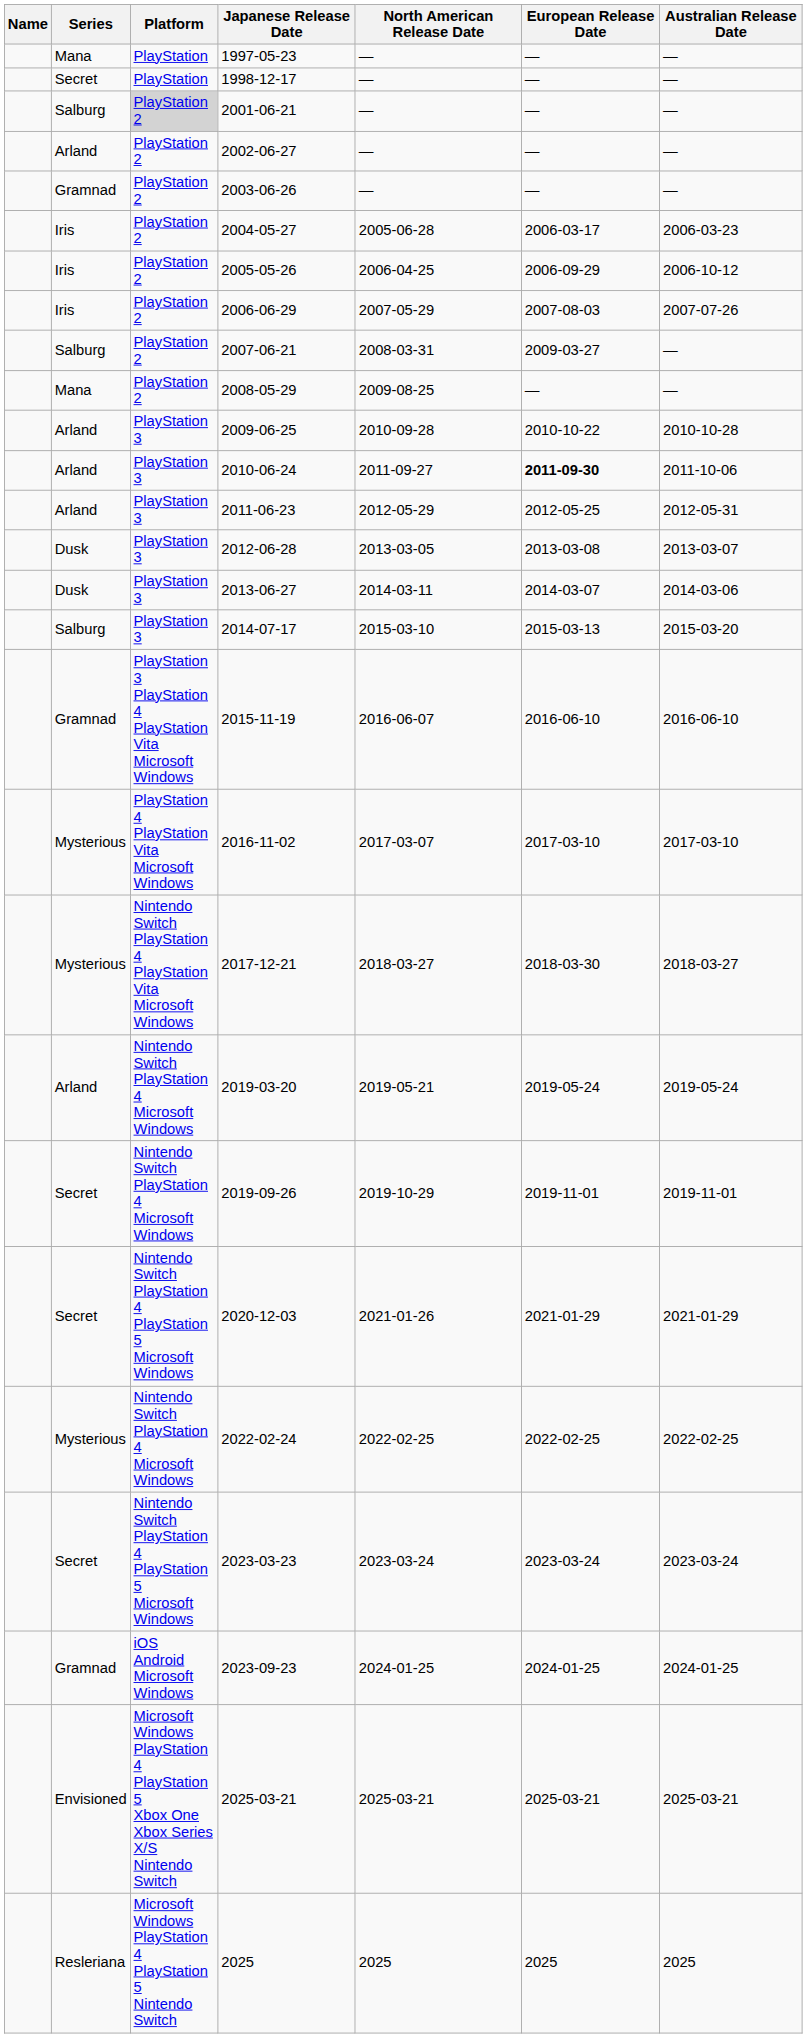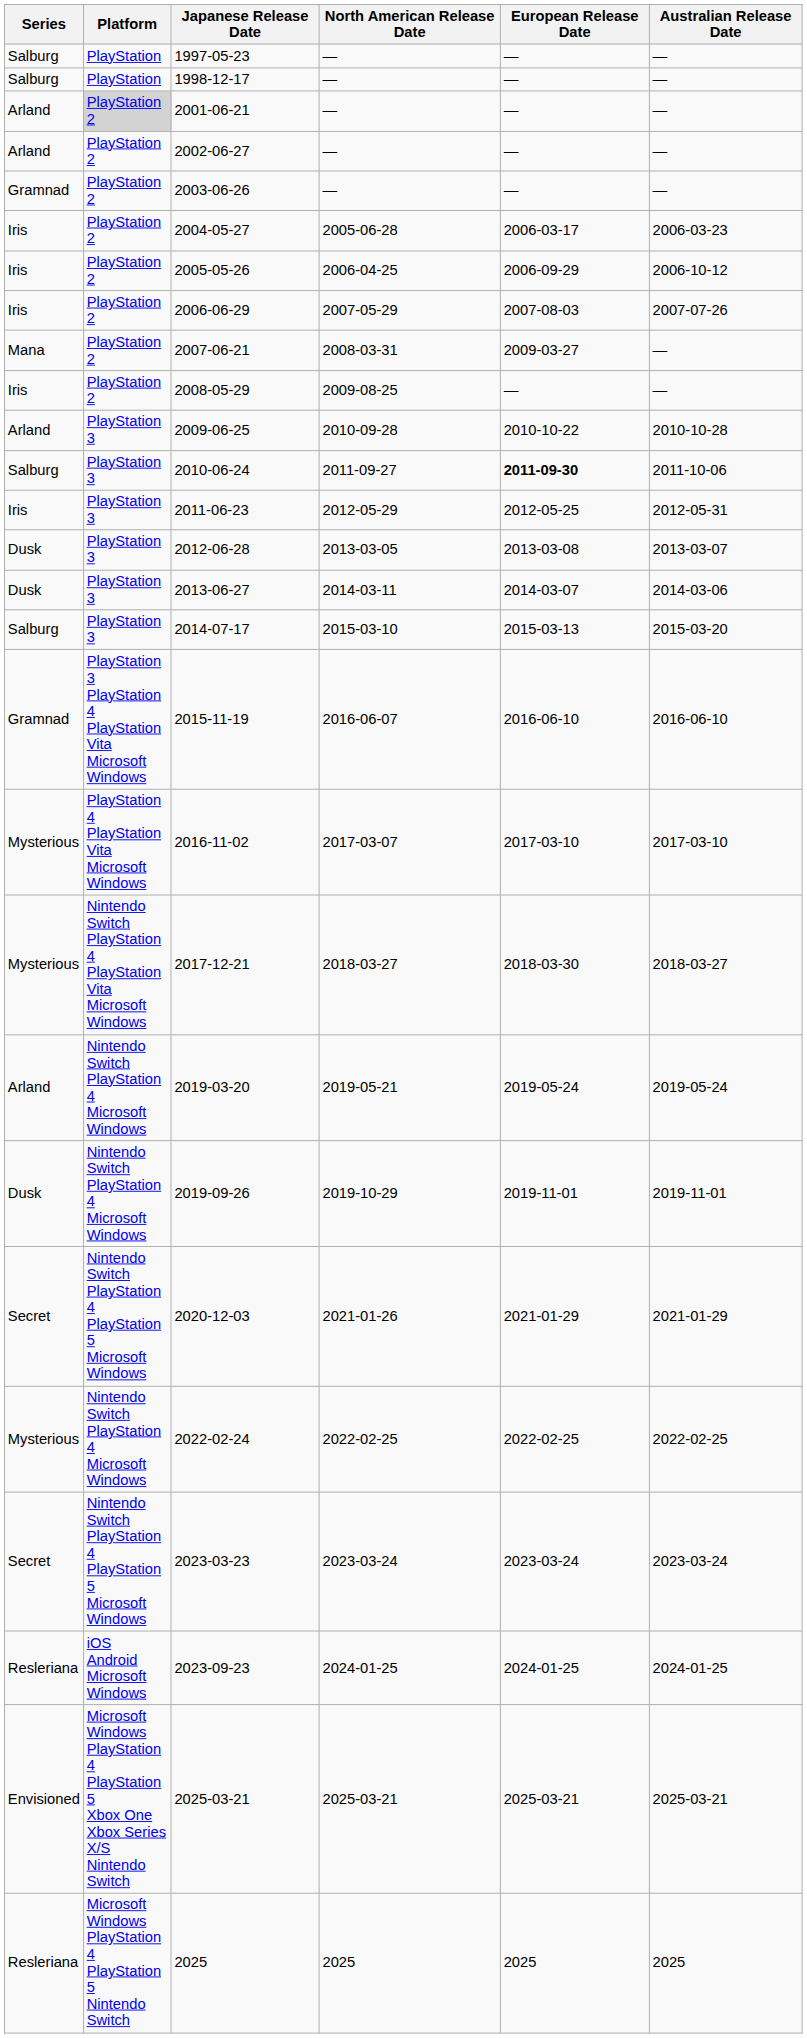- column: (28, 24)
(73, 56) Mana -> (33, 56) Salburg
(76, 79) Secret -> (33, 79) Salburg
(80, 111) Salburg -> (29, 111) Arland
(80, 350) Salburg -> (26, 350) Mana
(73, 390) Mana -> (18, 390) Iris
(76, 470) Arland -> (33, 470) Salburg
(76, 510) Arland -> (18, 510) Iris
(76, 1193) Secret -> (25, 1193) Dusk
(85, 1667) Gramnad -> (43, 1667) Resleriana
